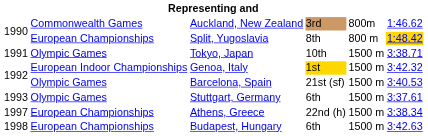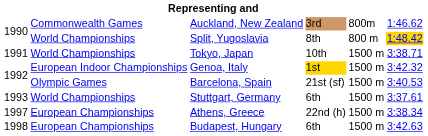(92, 38) European Championships -> (83, 38) World Championships
(69, 53) Olympic Games -> (83, 53) World Championships
(69, 97) Olympic Games -> (83, 97) World Championships
